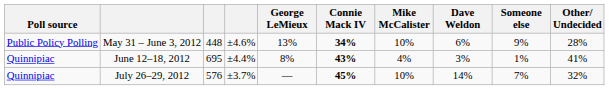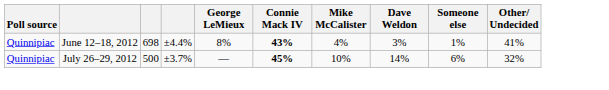- row: (152, 42)
(214, 59) 695 -> (151, 42) 698
(214, 76) 576 -> (151, 59) 500
(521, 76) 7% -> (458, 59) 6%
